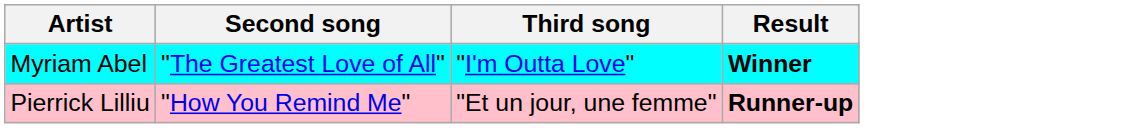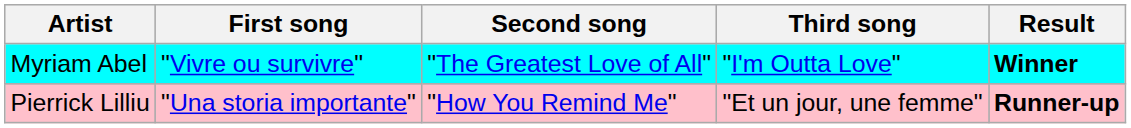+ column: (288, 24)
